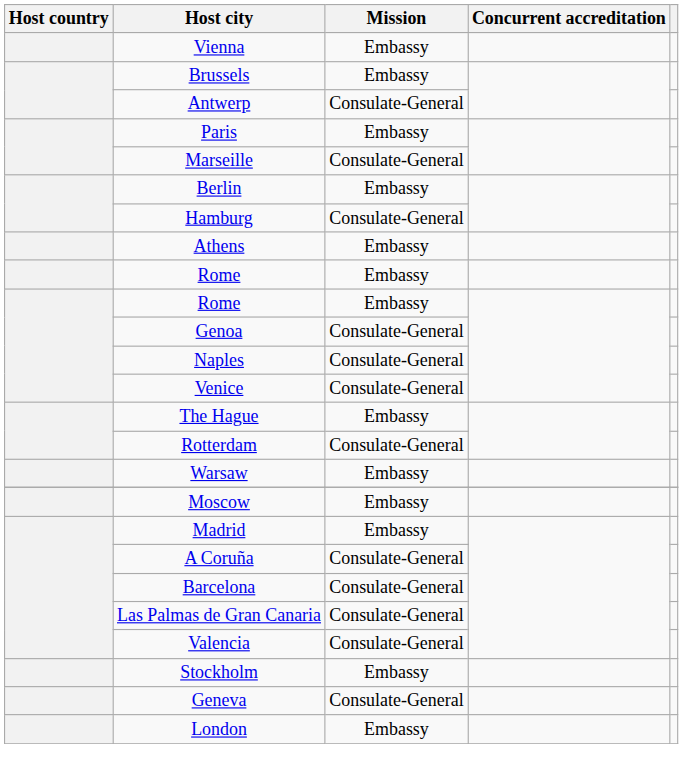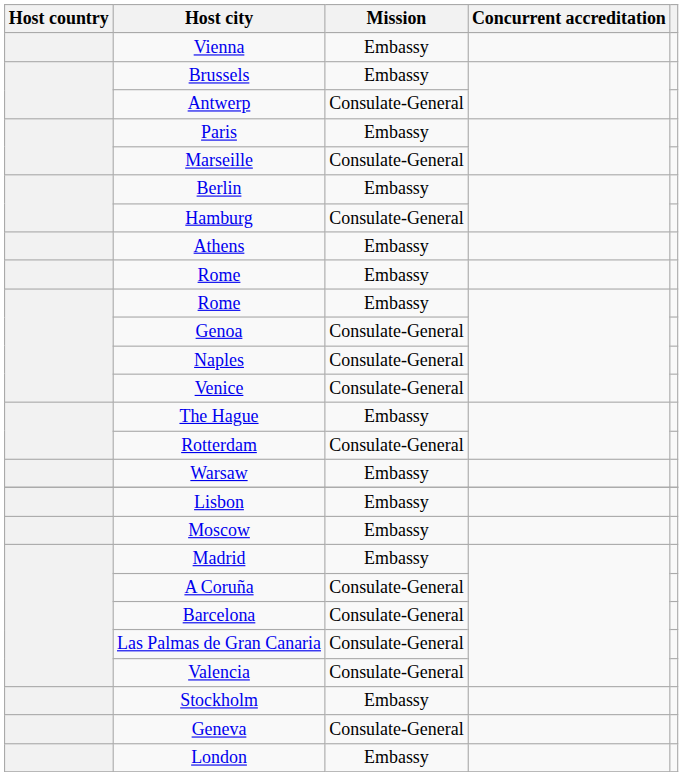+ row: (219, 501)
